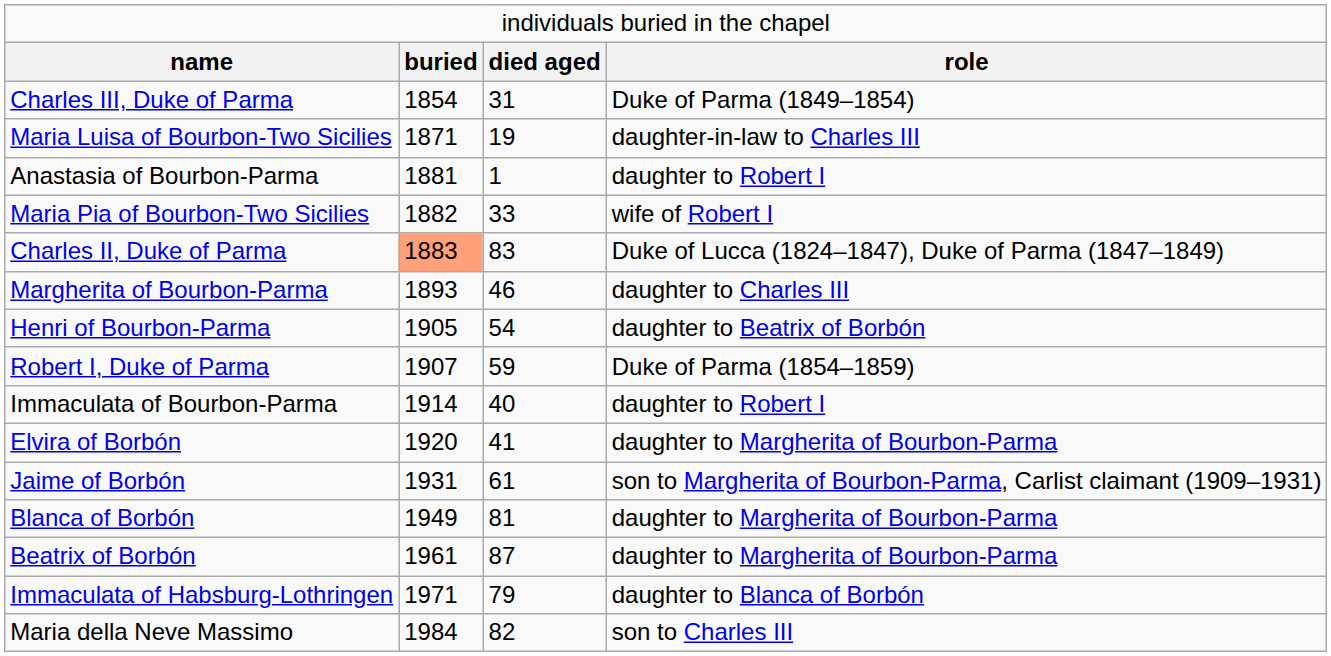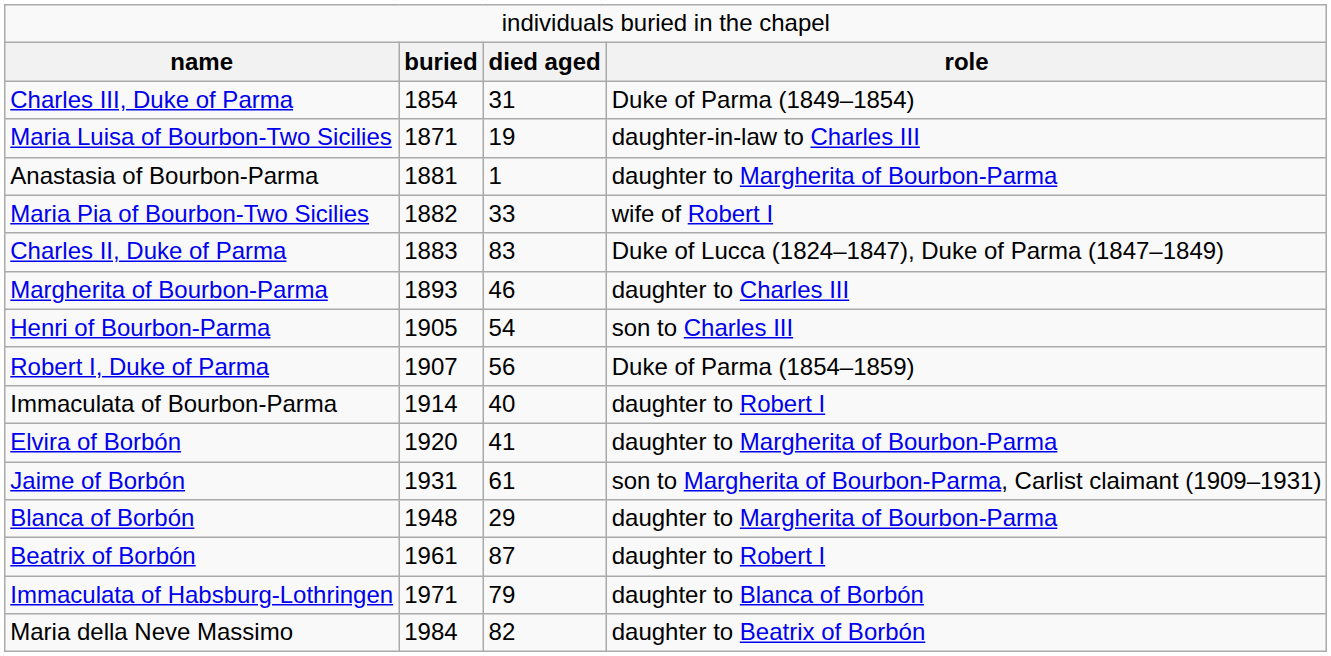(718, 175) daughter to Robert I -> (835, 175) daughter to Margherita of Bourbon-Parma
(431, 251) lightsalmon background -> (431, 251) no background
(768, 328) daughter to Beatrix of Borbón -> (702, 328) son to Charles III
(502, 366) 59 -> (502, 366) 56
(431, 518) 1949 -> (431, 518) 1948
(502, 518) 81 -> (502, 518) 29
(835, 556) daughter to Margherita of Bourbon-Parma -> (718, 556) daughter to Robert I
(702, 632) son to Charles III -> (768, 632) daughter to Beatrix of Borbón
